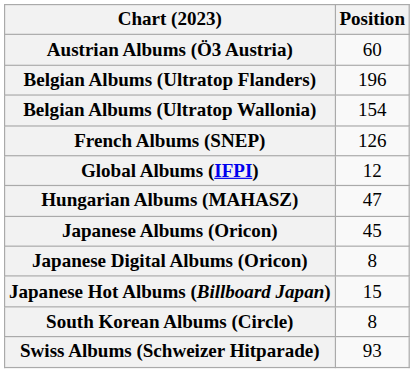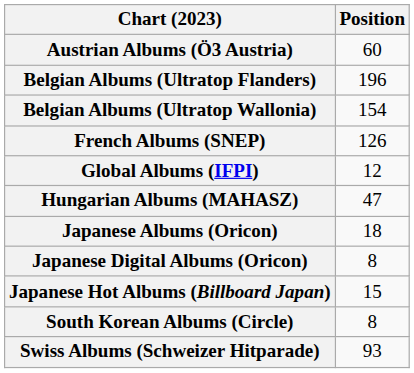(372, 230) 45 -> (372, 230) 18
